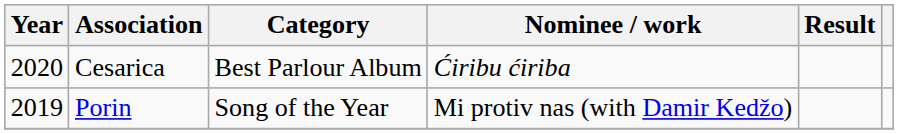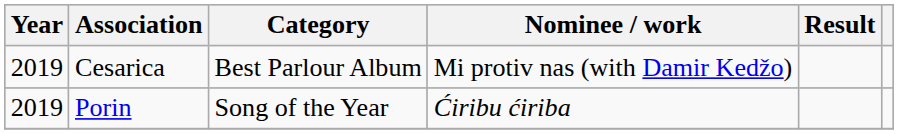(37, 66) 2020 -> (37, 66) 2019
(502, 66) Ćiribu ćiriba -> (613, 66) Mi protiv nas (with Damir Kedžo)
(613, 107) Mi protiv nas (with Damir Kedžo) -> (502, 107) Ćiribu ćiriba
